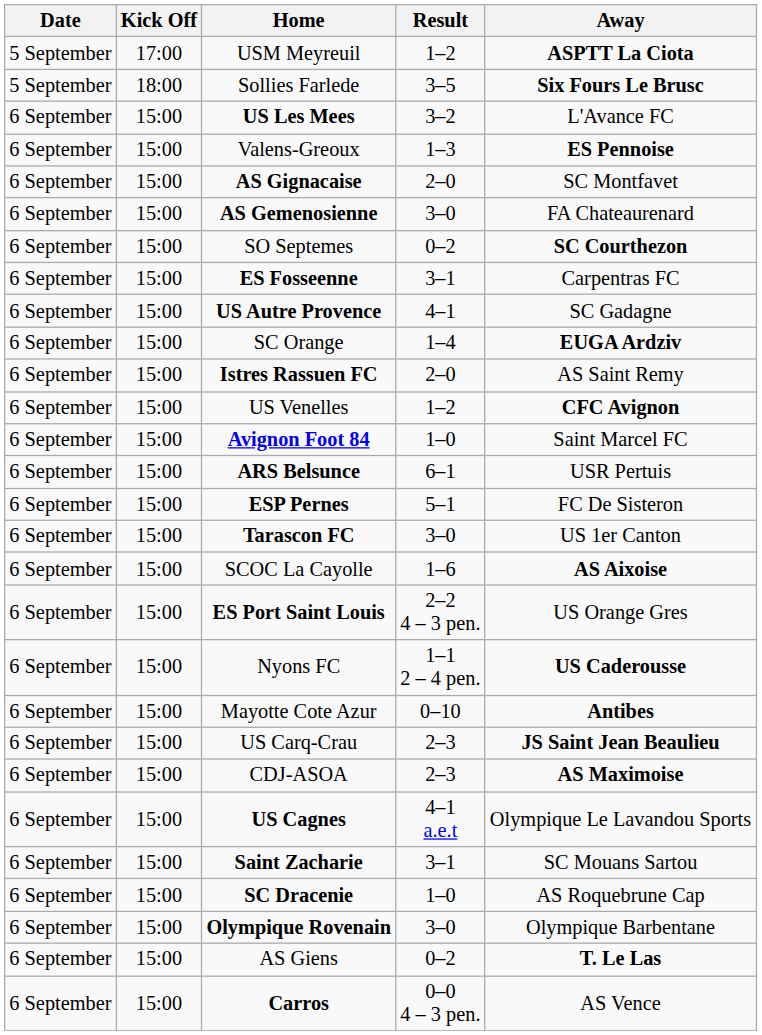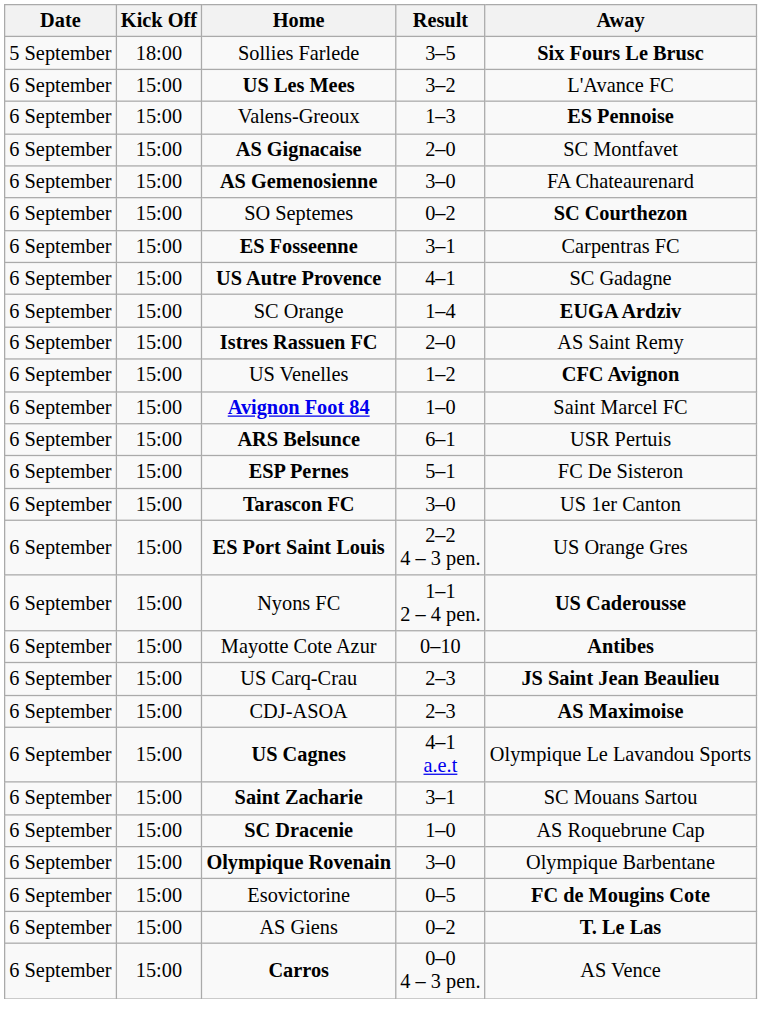- row: (299, 52)
- row: (299, 568)
+ row: (299, 894)
